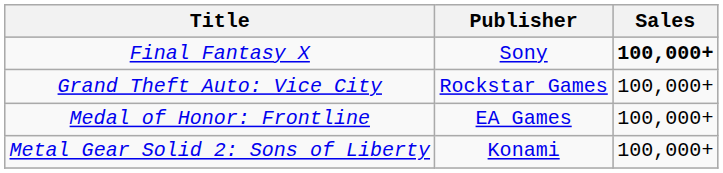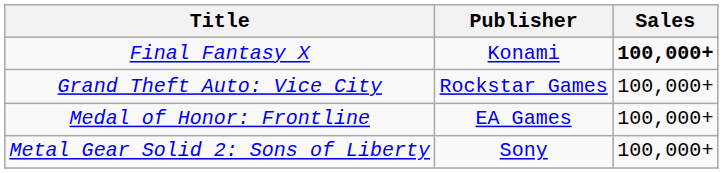(524, 54) Sony -> (524, 54) Konami
(524, 152) Konami -> (524, 152) Sony
